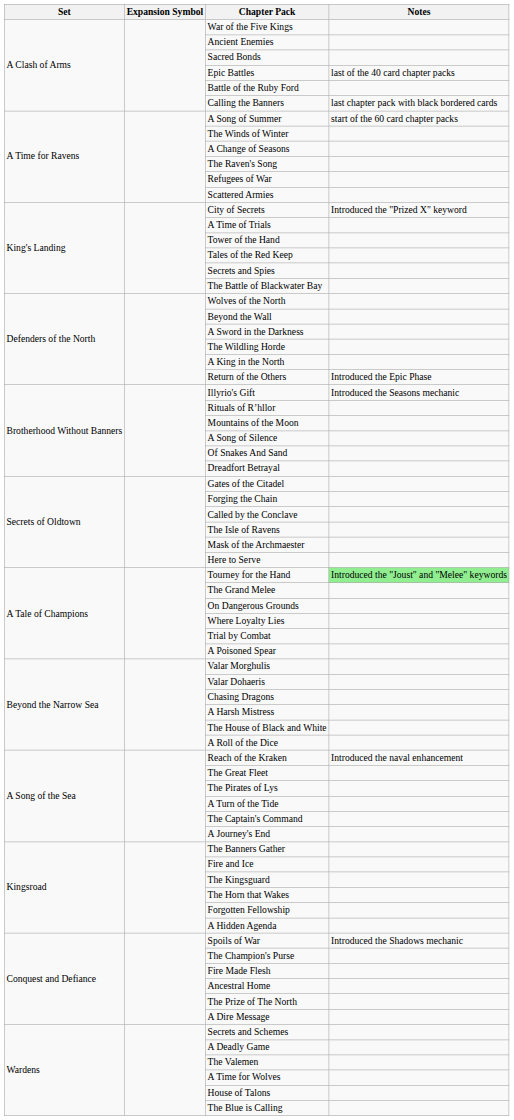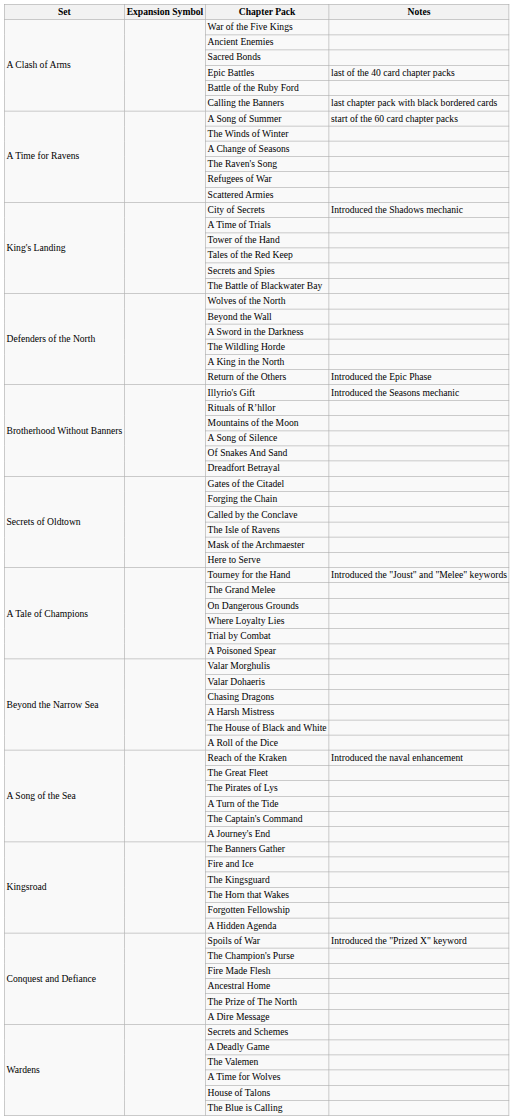(399, 210) Introduced the "Prized X" keyword -> (397, 210) Introduced the Shadows mechanic
(419, 575) lightgreen background -> (419, 575) no background
(397, 940) Introduced the Shadows mechanic -> (399, 940) Introduced the "Prized X" keyword
